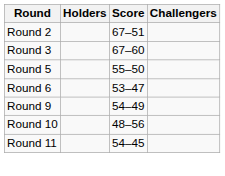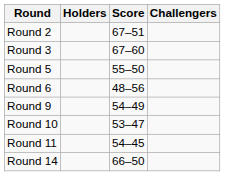(128, 87) 53–47 -> (128, 87) 48–56
(128, 124) 48–56 -> (128, 124) 53–47
+ row: (32, 161)
